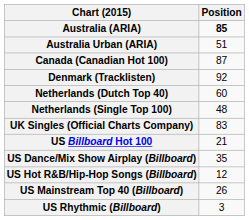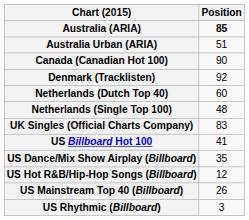(222, 61) 87 -> (222, 61) 90
(222, 142) 21 -> (222, 142) 41
